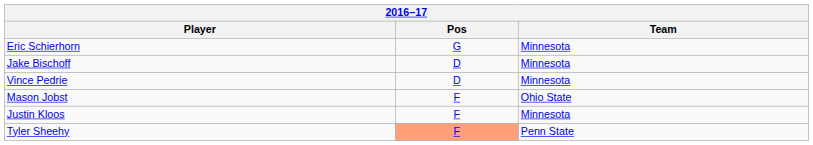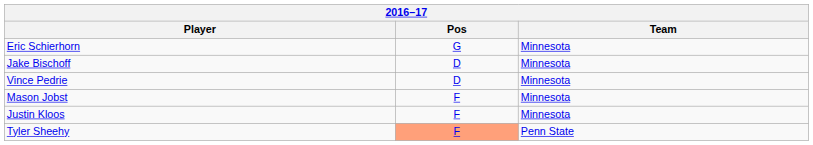(546, 98) Ohio State -> (546, 98) Minnesota
